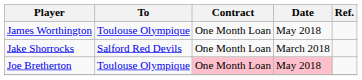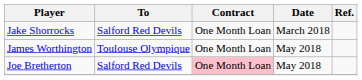rows swapped: (40, 48) <-> (49, 30)
(143, 65) Toulouse Olympique -> (139, 65) Salford Red Devils
(299, 65) pink background -> (299, 65) no background
